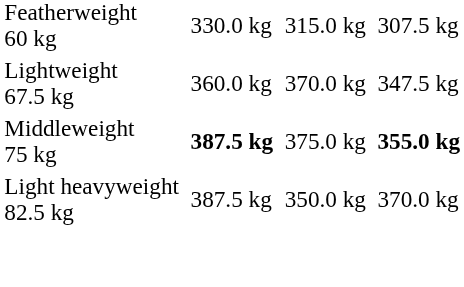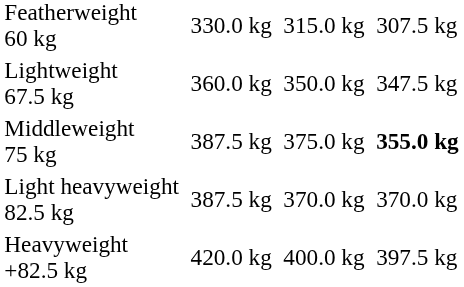(325, 83) 370.0 kg -> (324, 83) 350.0 kg
(232, 141) bold -> (231, 141) normal
(325, 199) 350.0 kg -> (324, 199) 370.0 kg
+ row: (66, 257)
